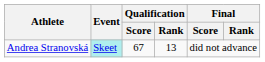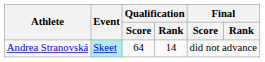(139, 48) 67 -> (139, 48) 64
(171, 48) 13 -> (171, 48) 14
